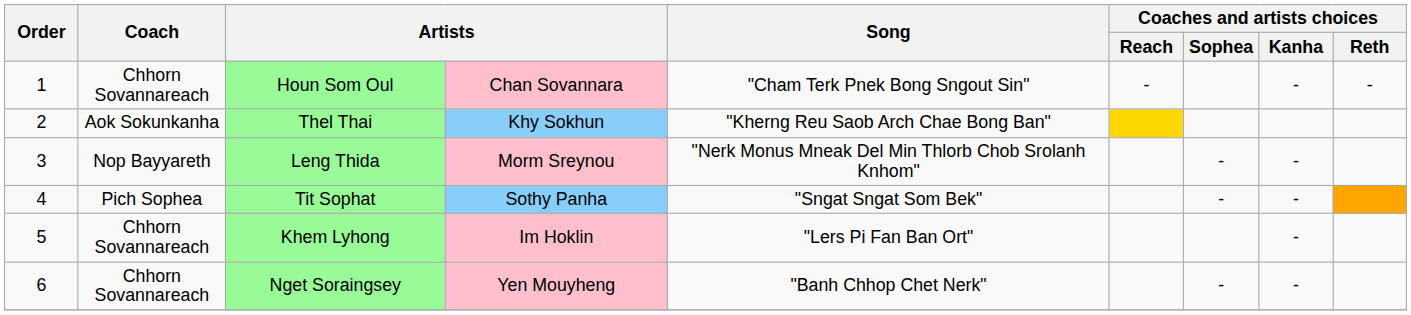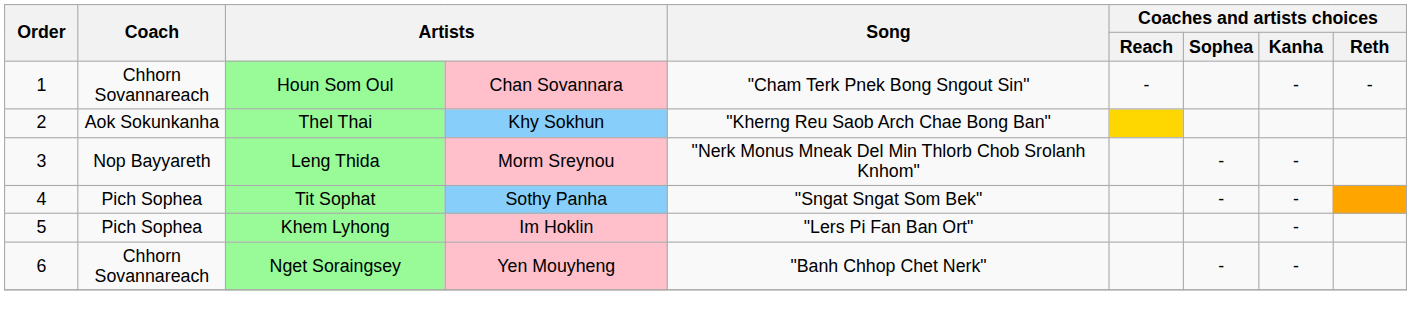(152, 237) Chhorn Sovannareach -> (152, 227) Pich Sophea
